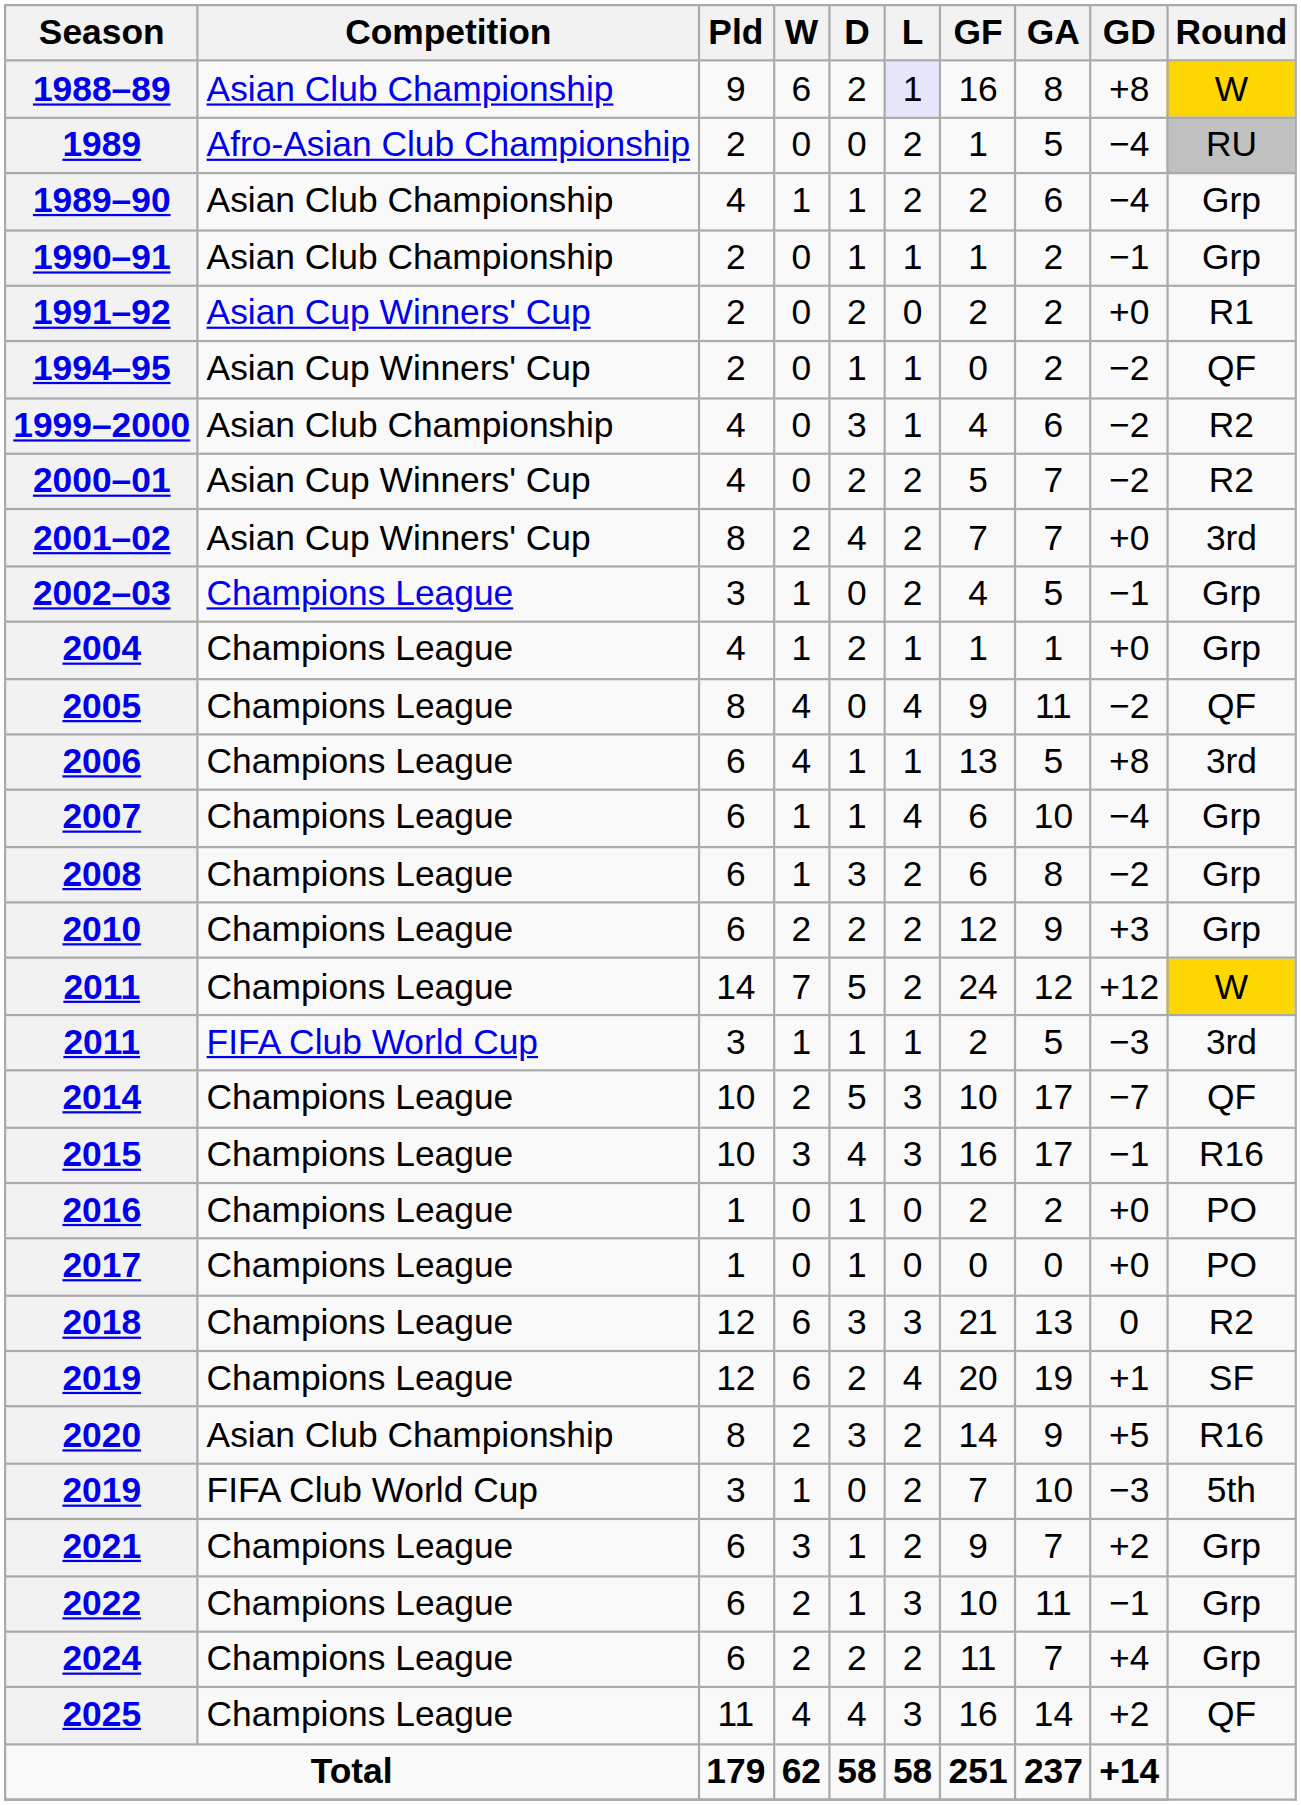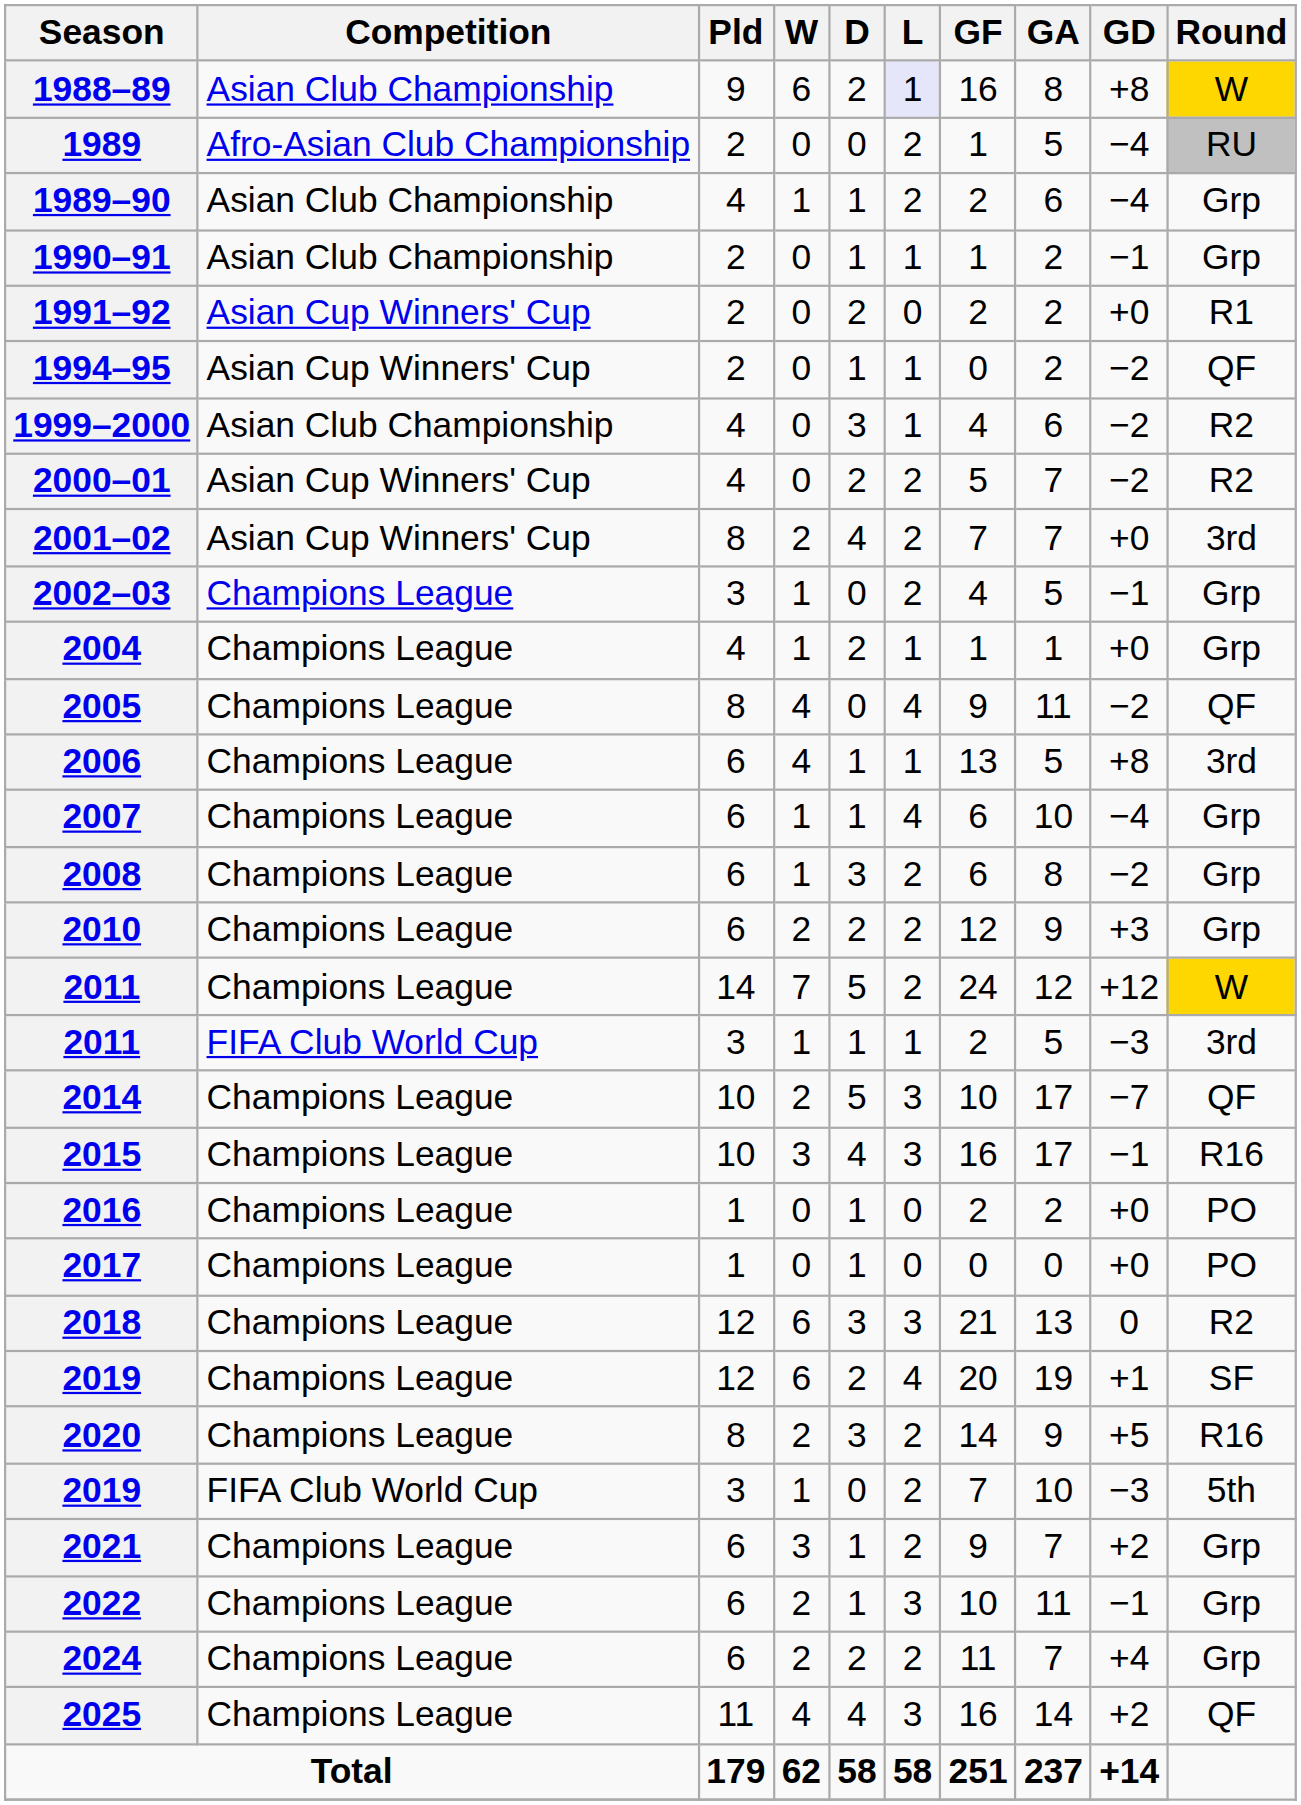(410, 1434) Asian Club Championship -> (360, 1434) Champions League
